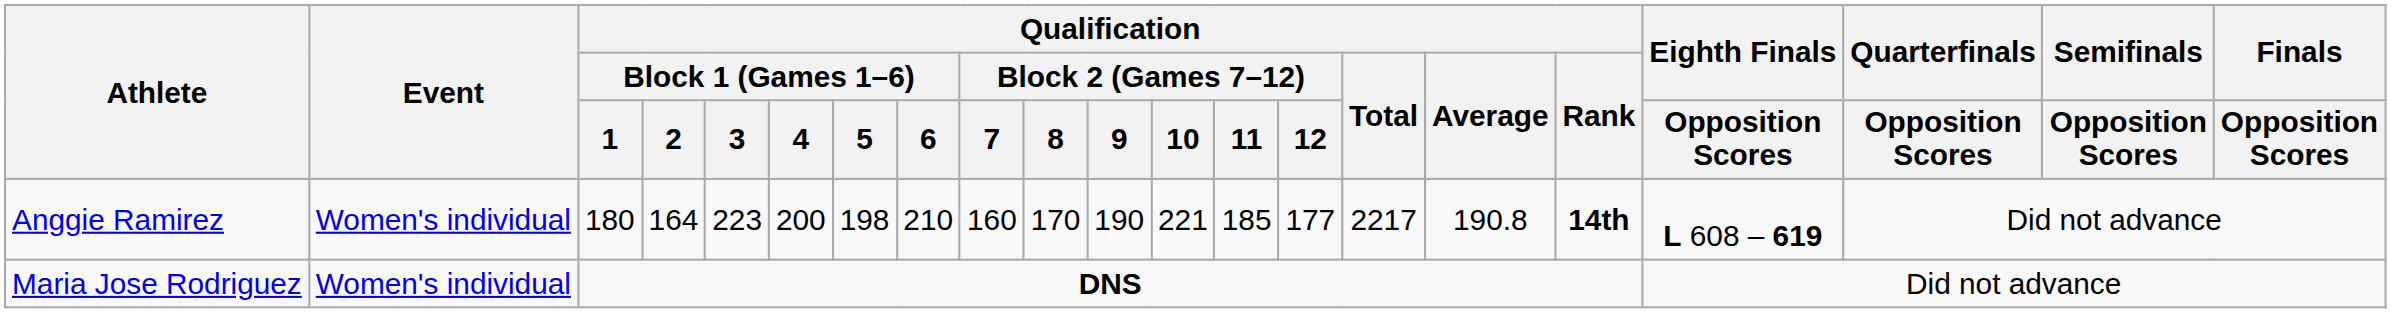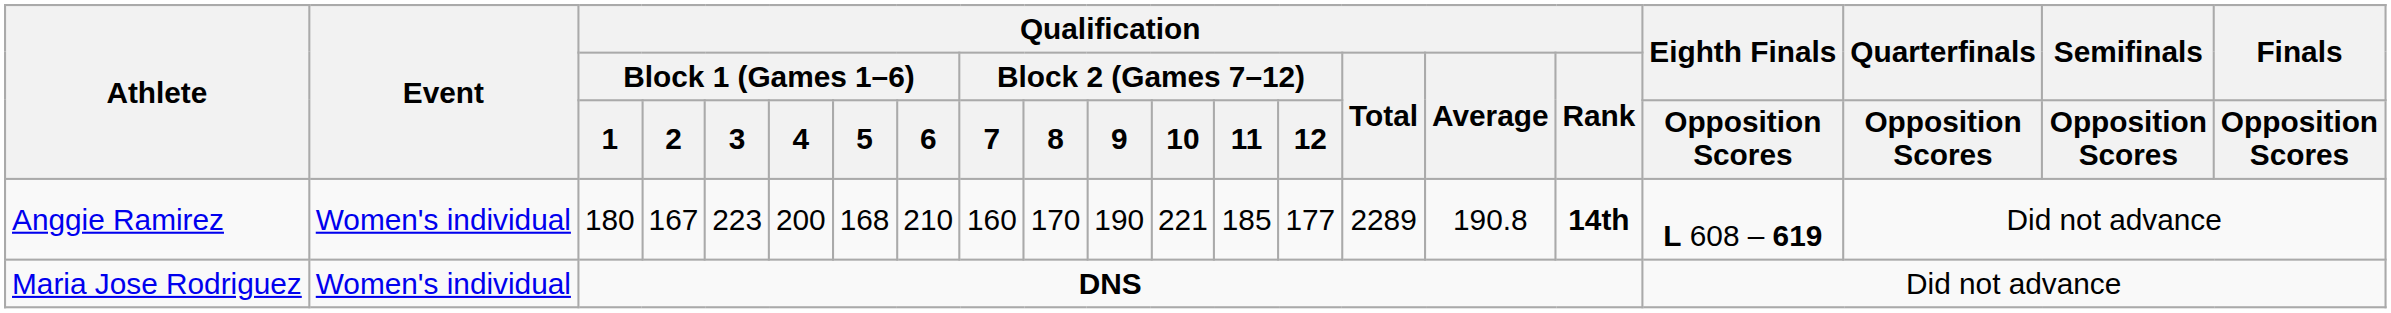(673, 220) 164 -> (673, 220) 167
(864, 220) 198 -> (864, 220) 168
(1384, 220) 2217 -> (1384, 220) 2289
